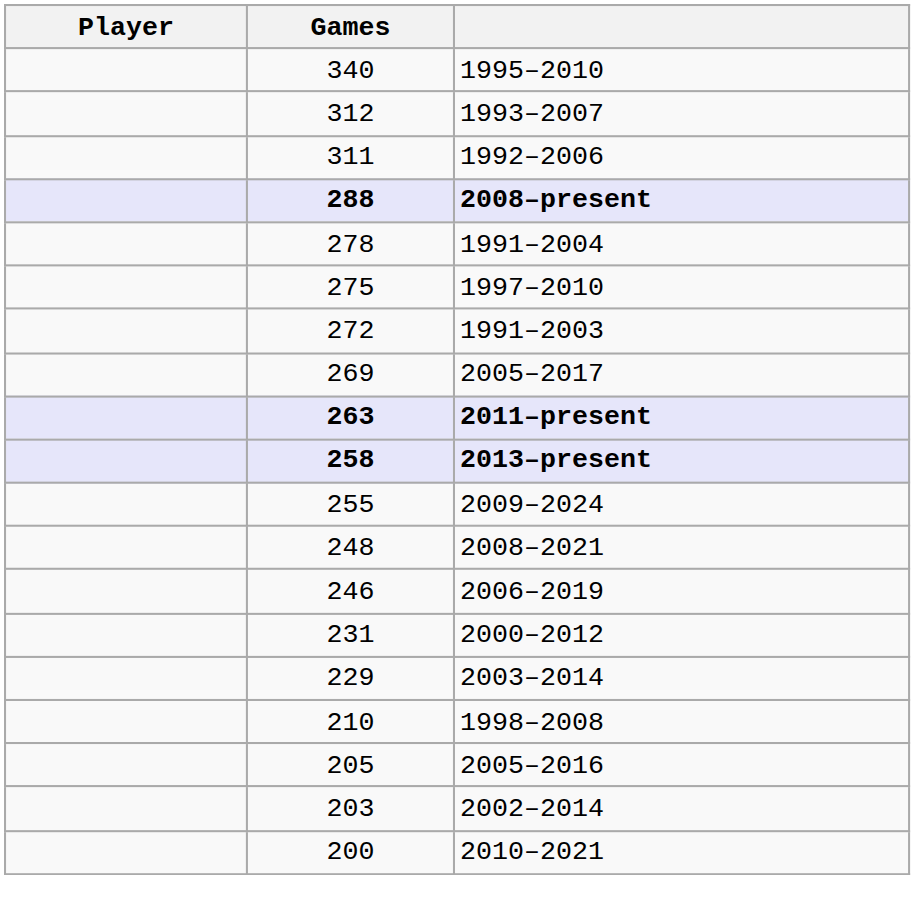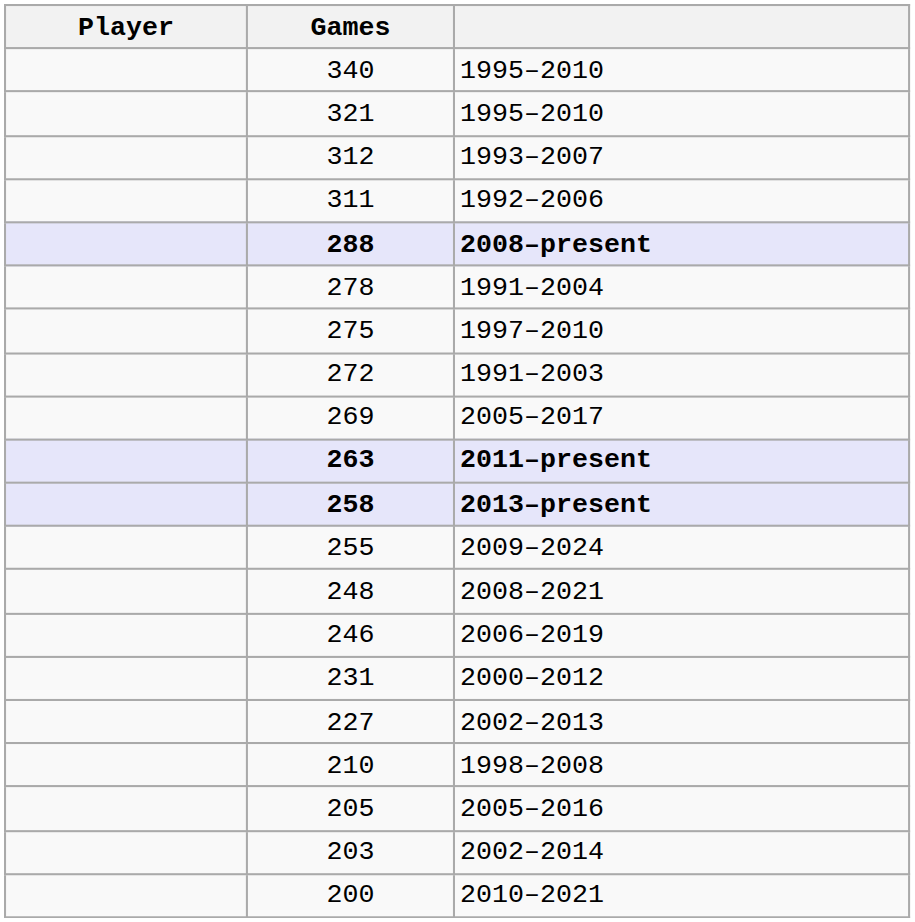+ row: (350, 114)
- row: (350, 678)
+ row: (350, 722)
